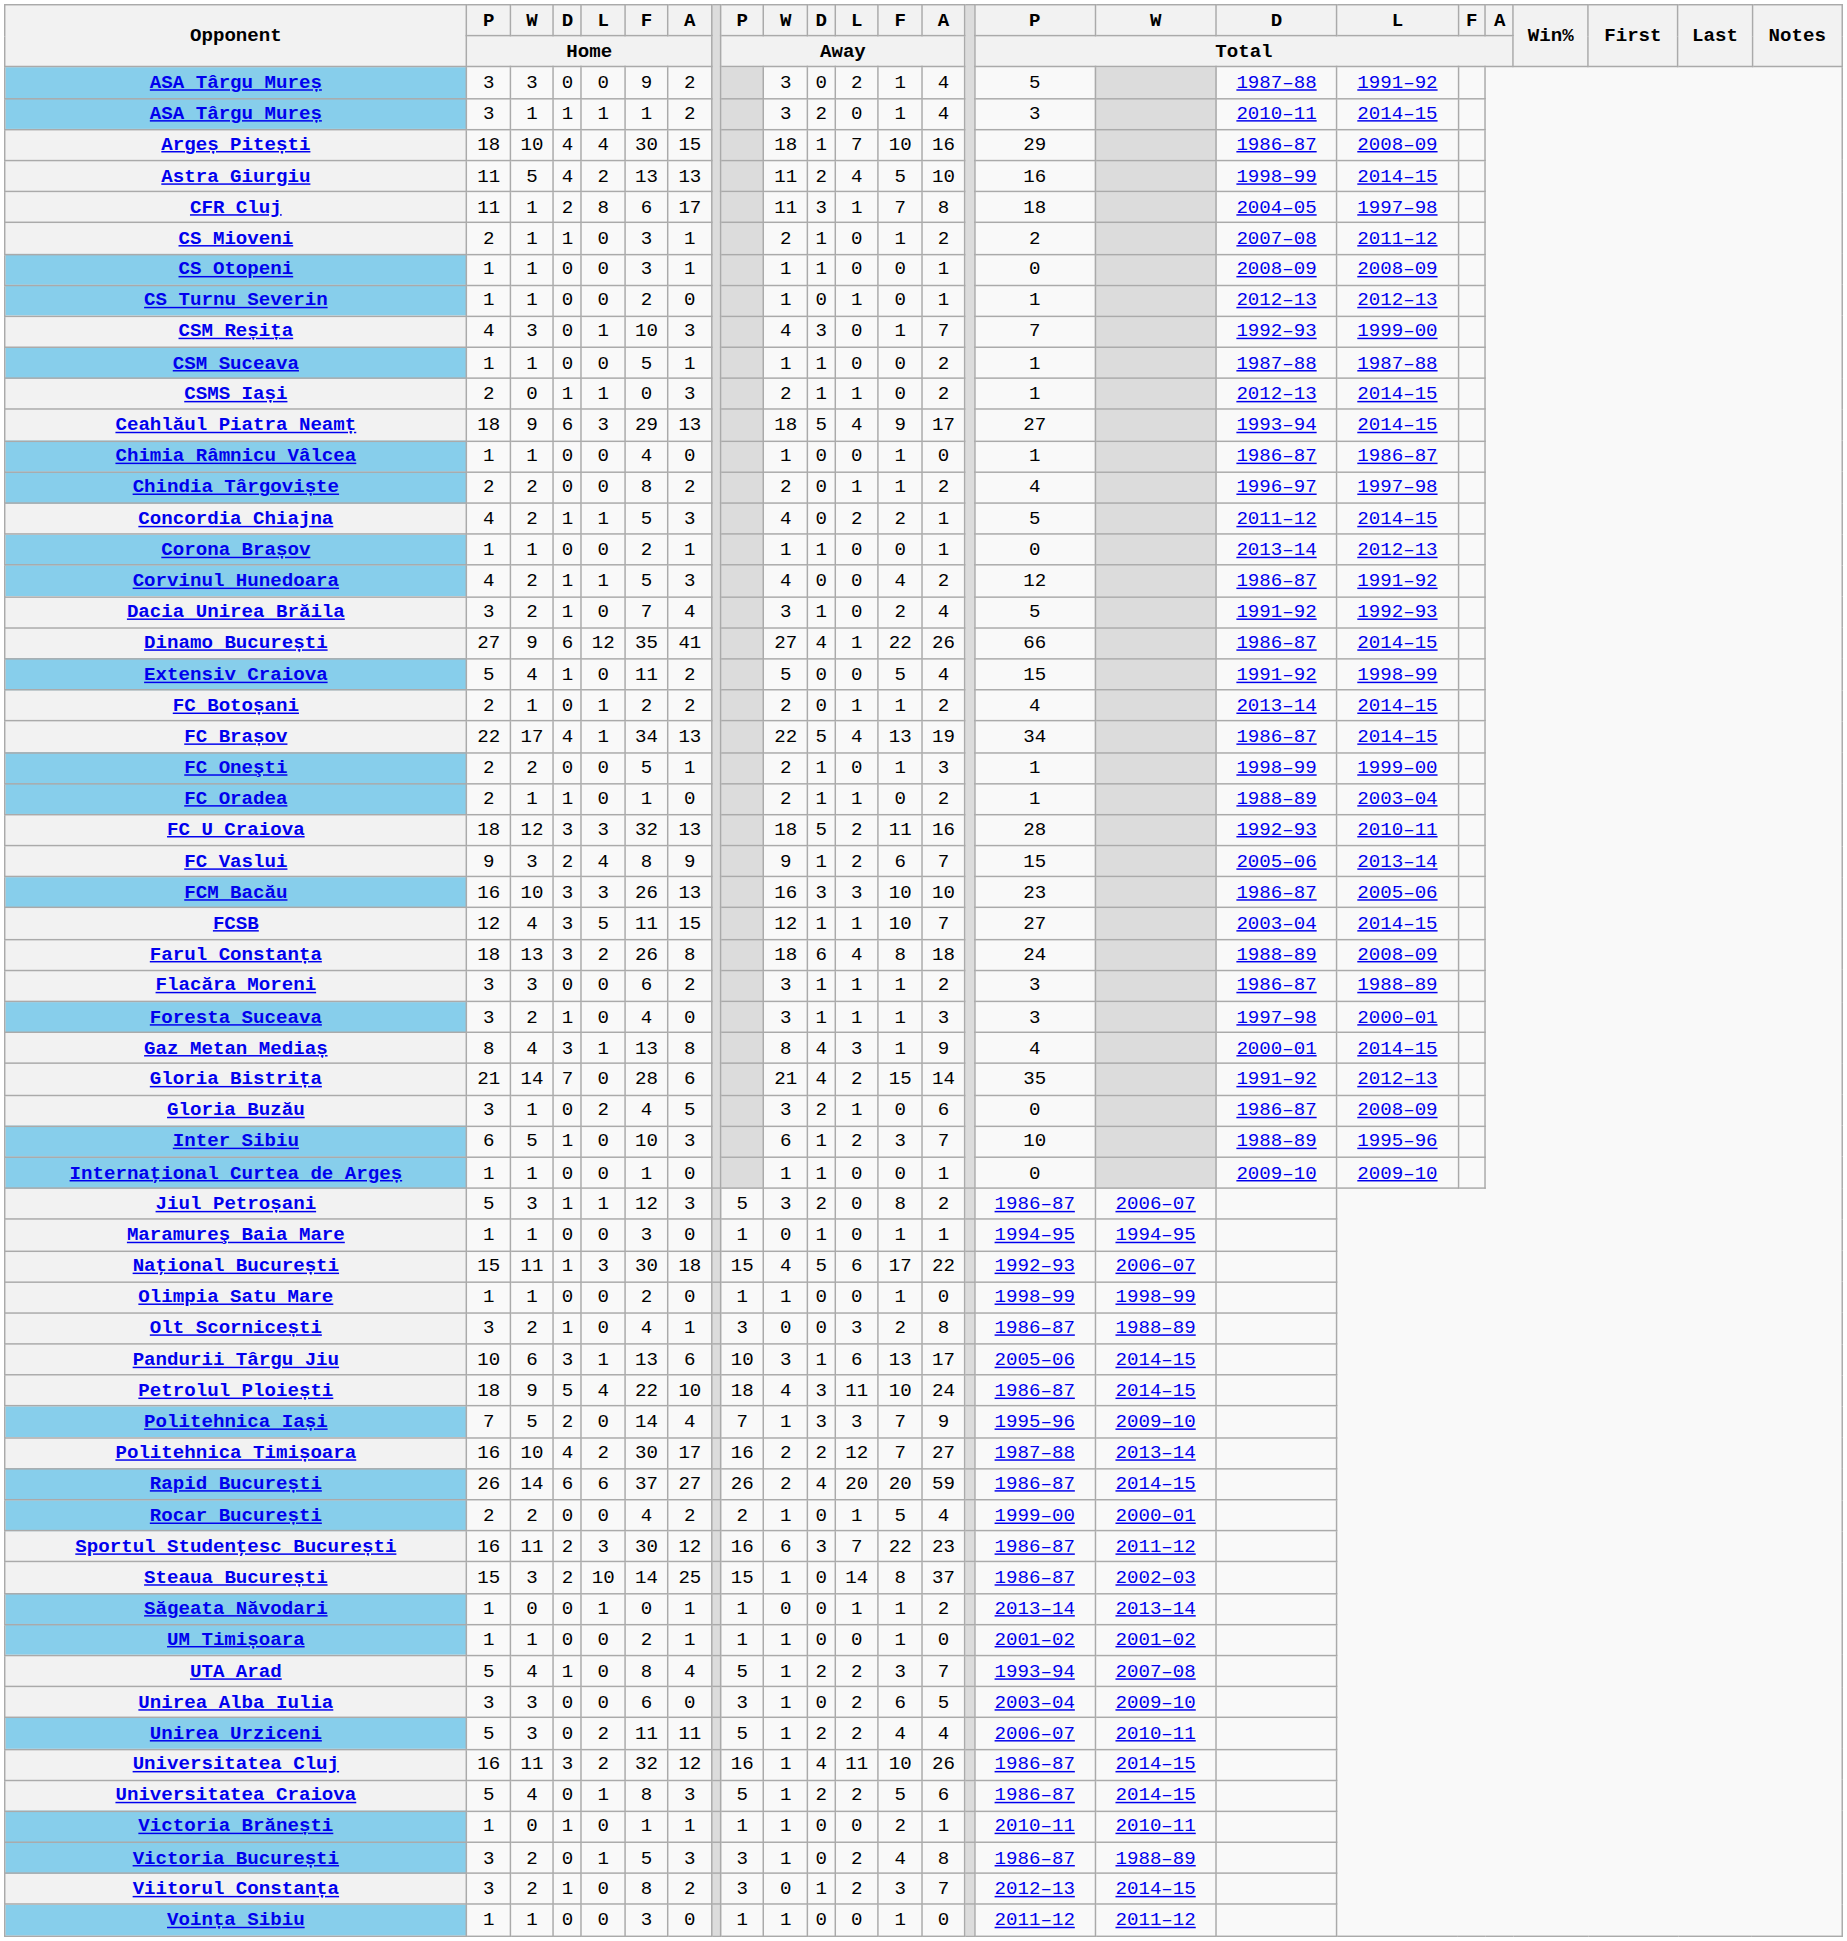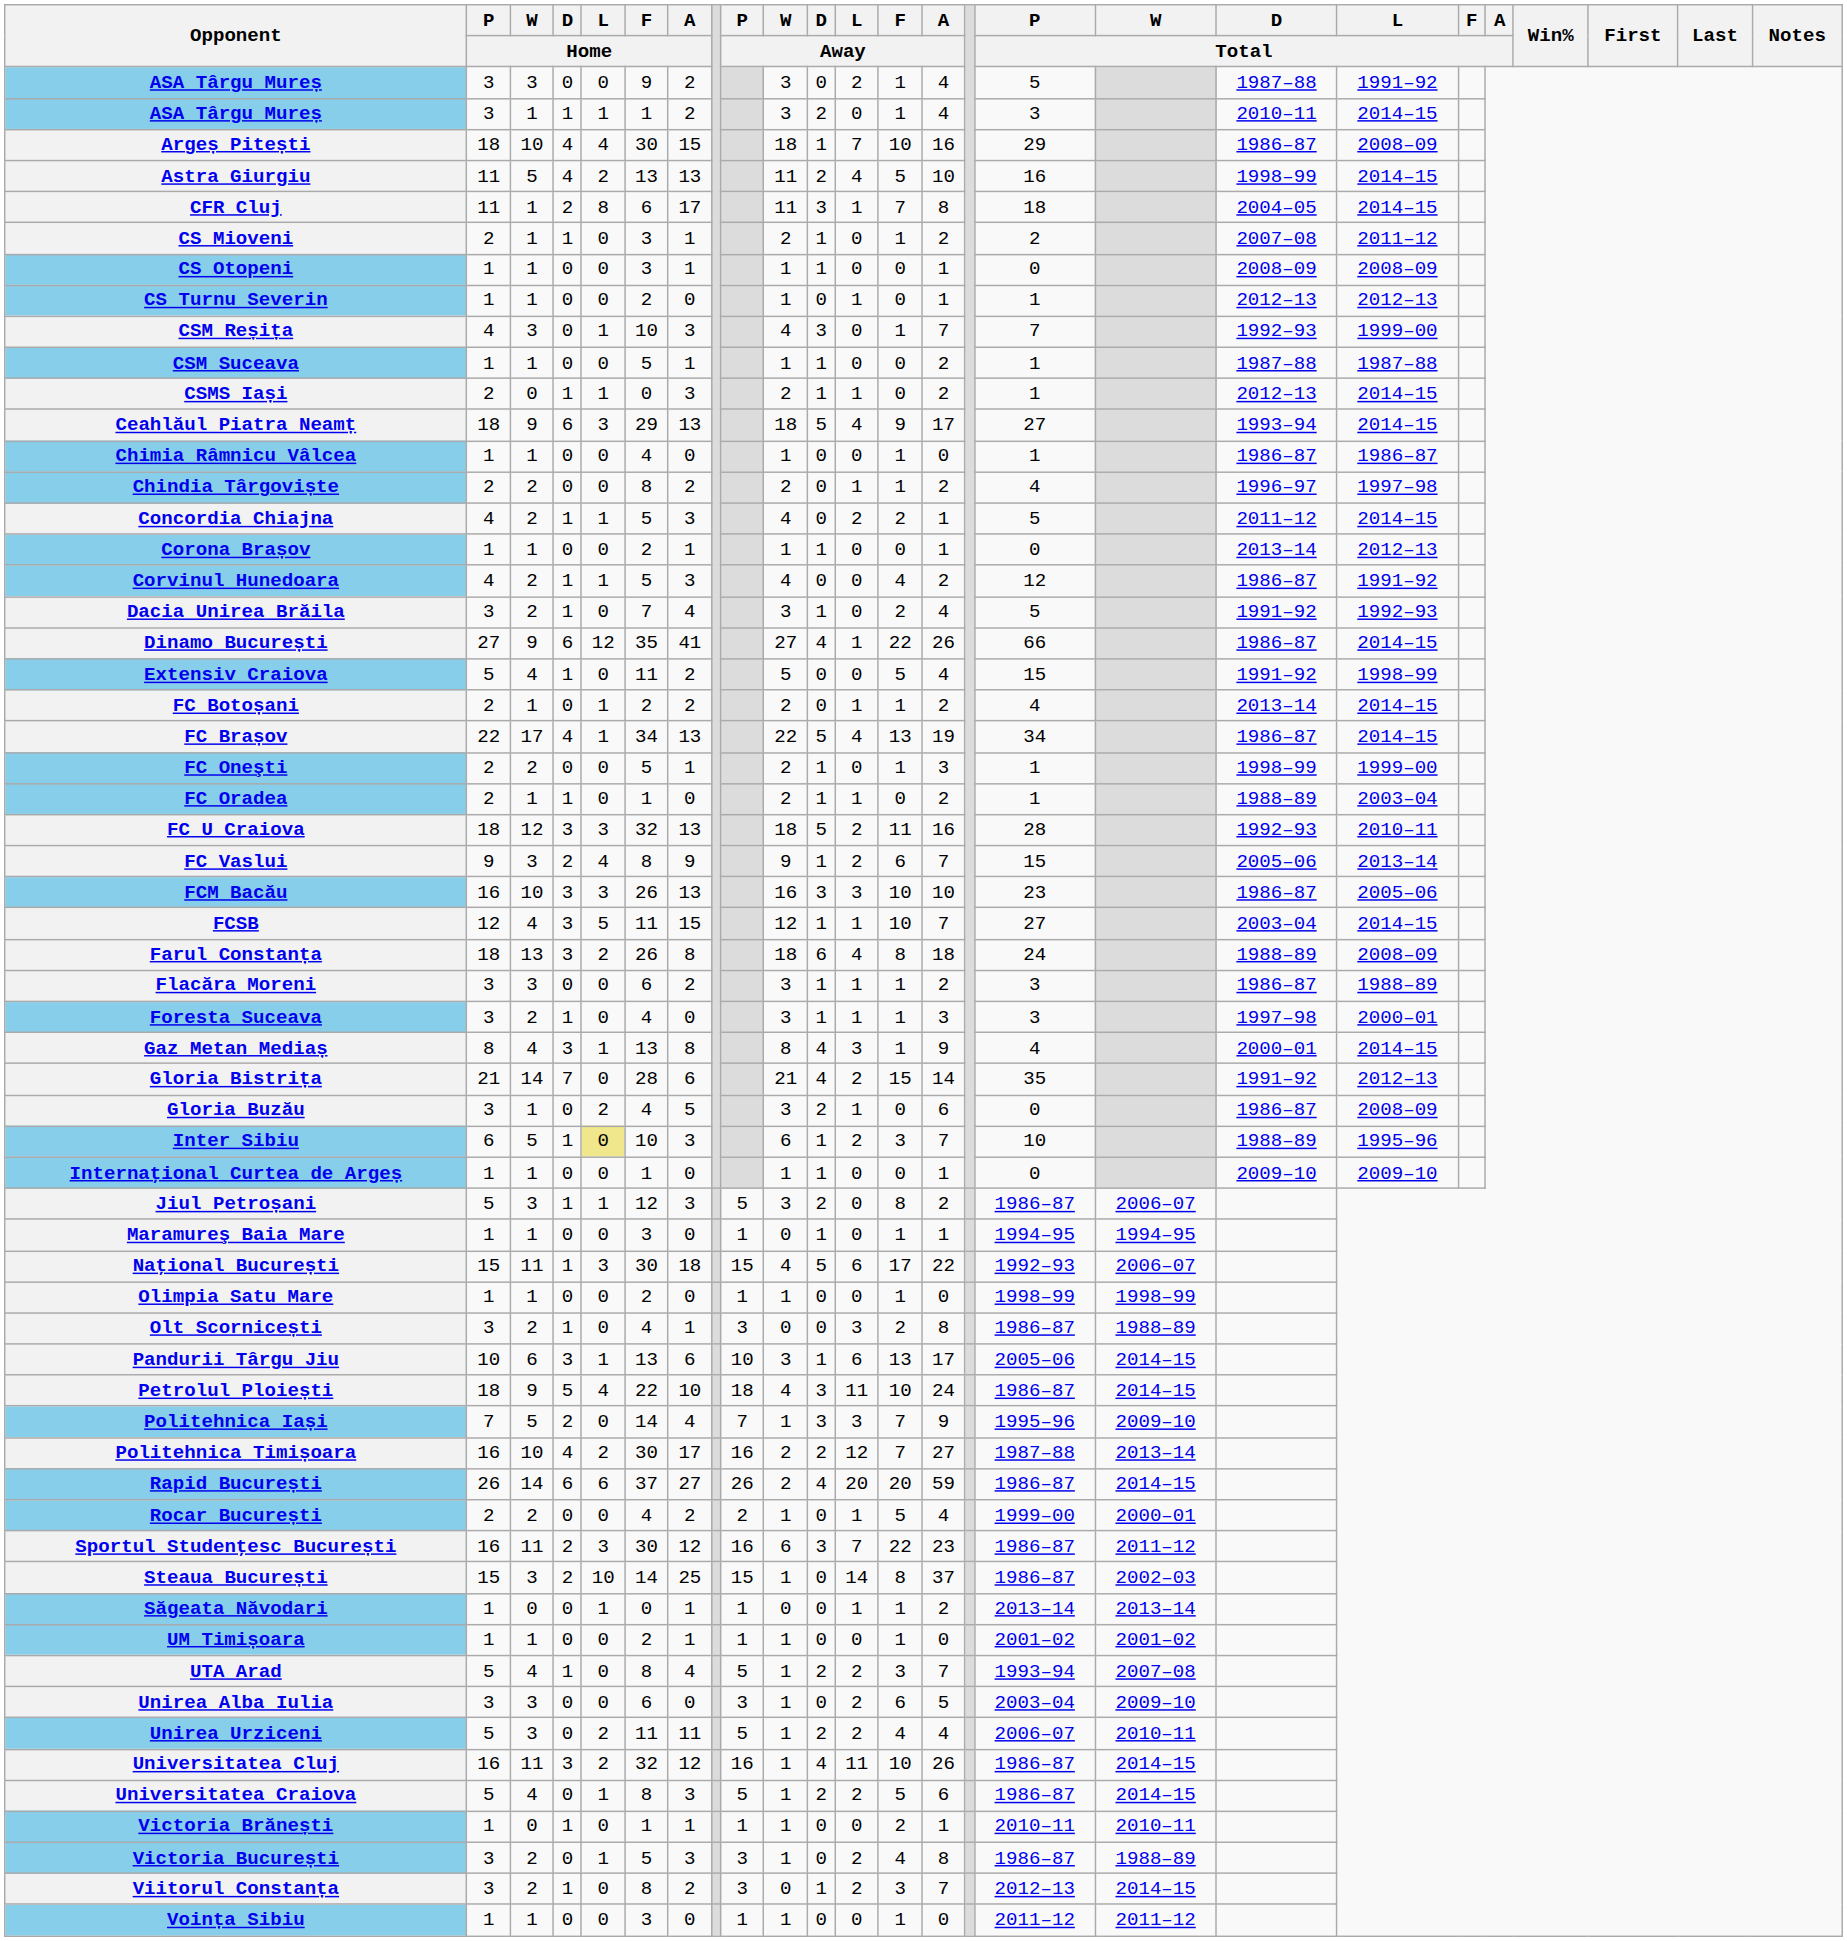(1397, 207) 1997–98 -> (1397, 207) 2014–15
(603, 1142) no background -> (603, 1142) khaki background
